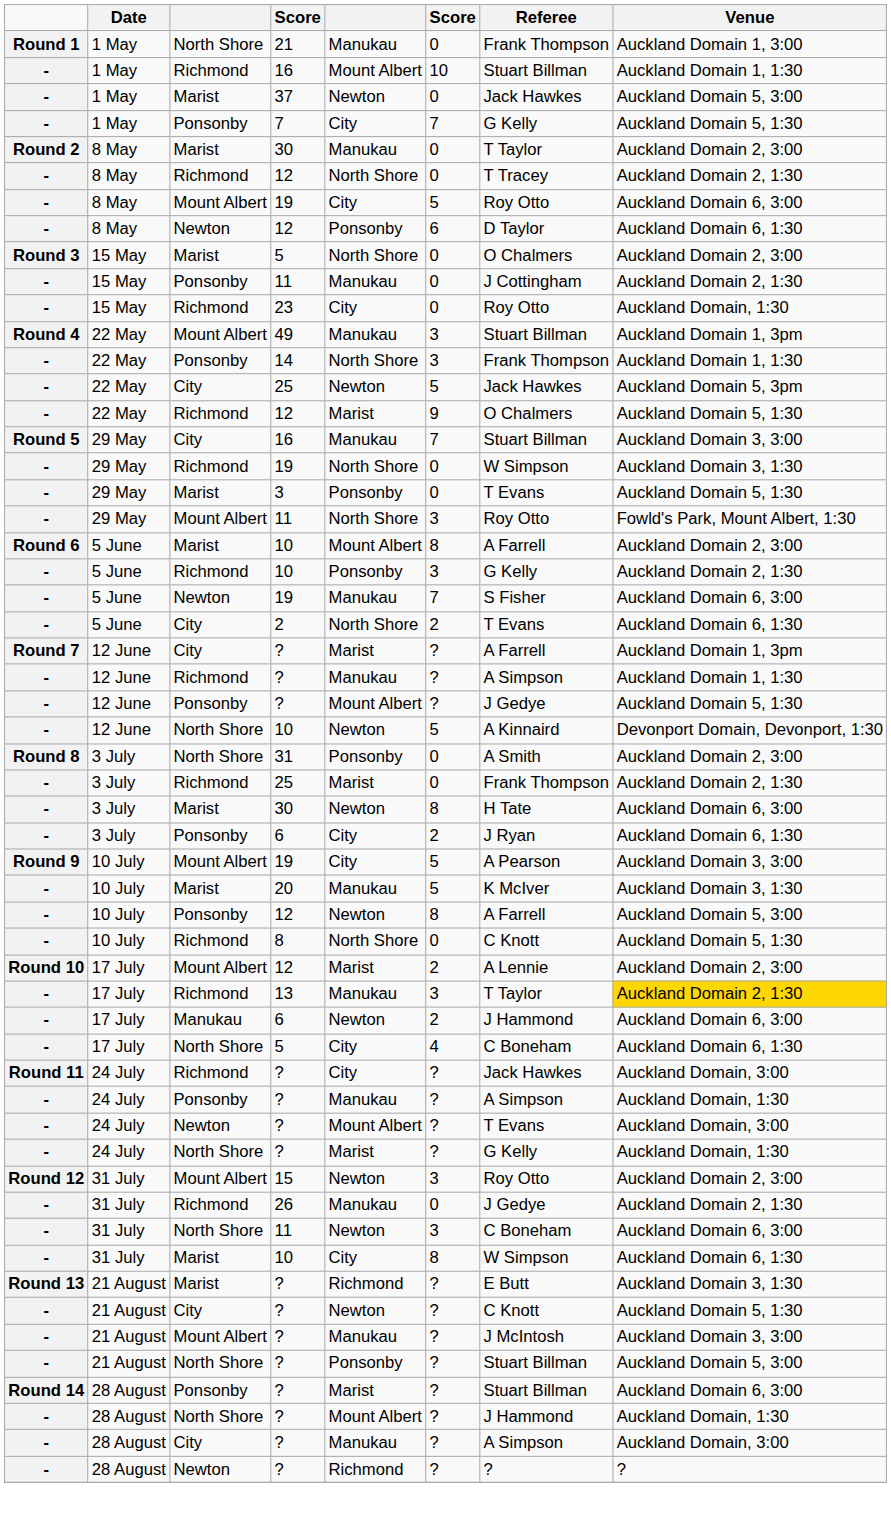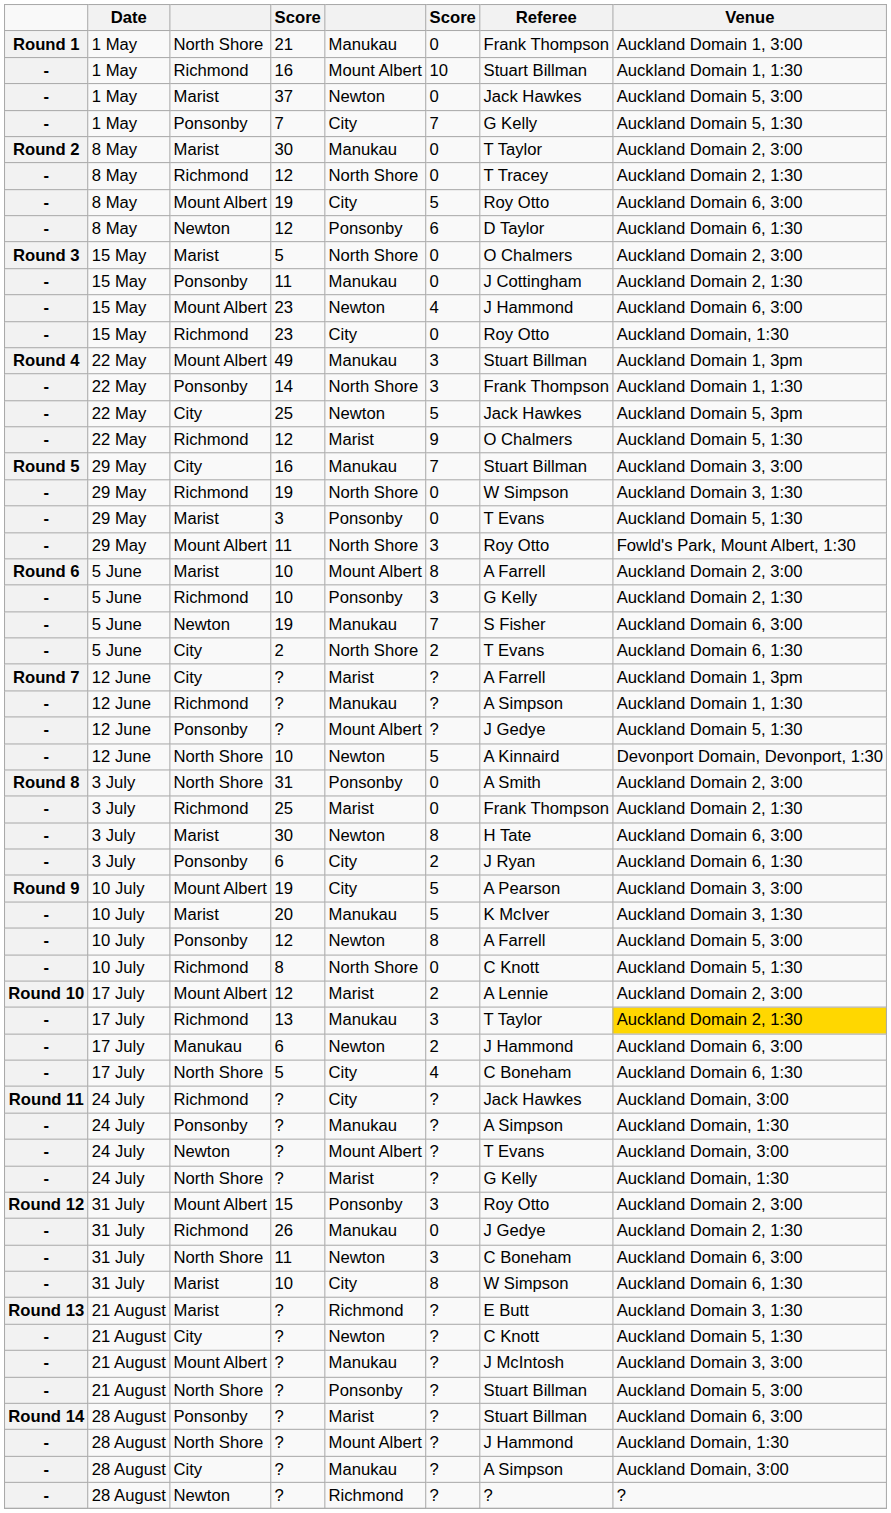+ row: (220, 307)
(357, 1178) Newton -> (366, 1205) Ponsonby
